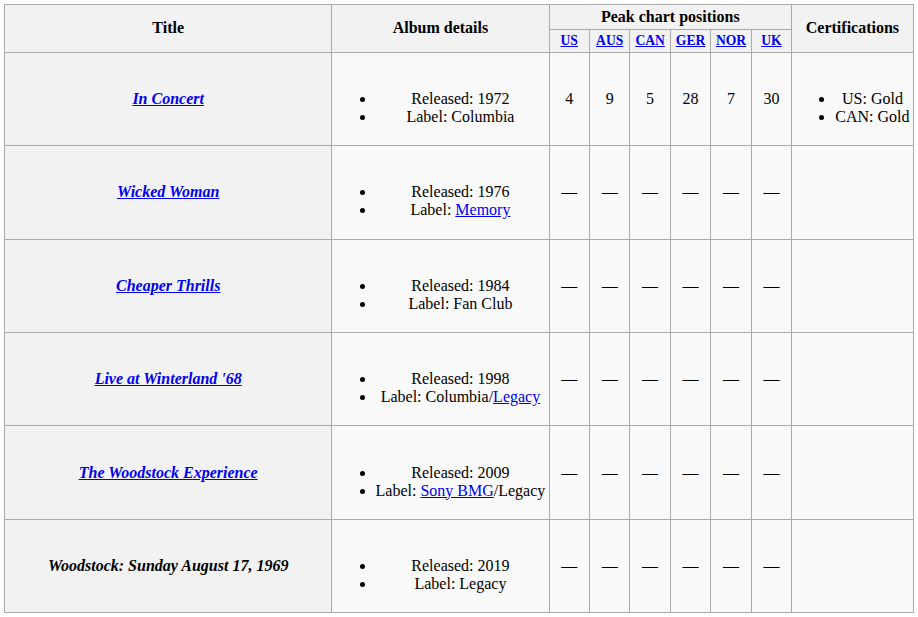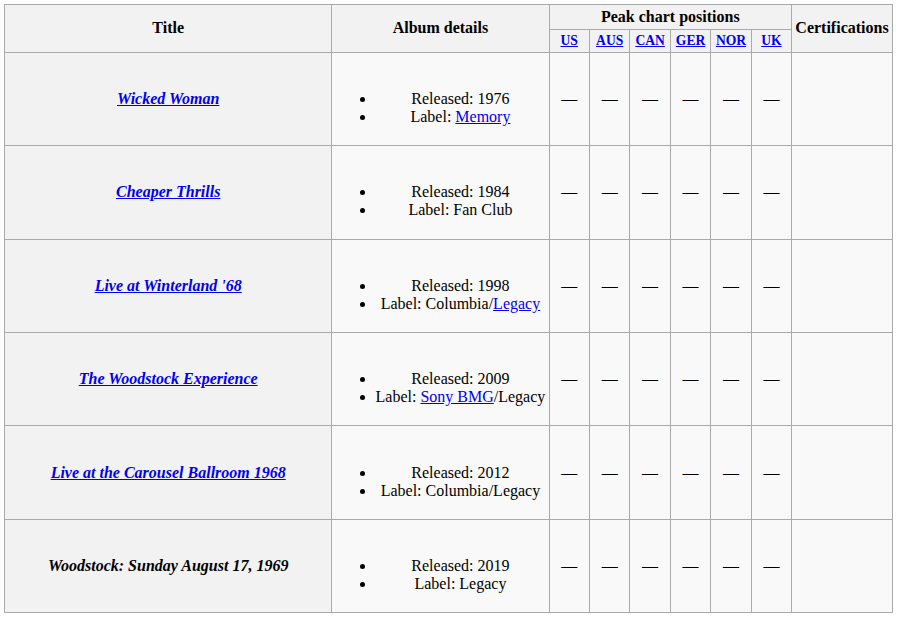- row: (168, 98)
+ row: (168, 472)
